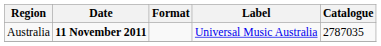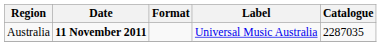(343, 32) 2787035 -> (343, 32) 2287035
